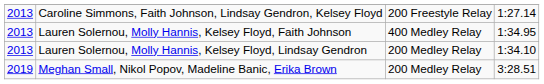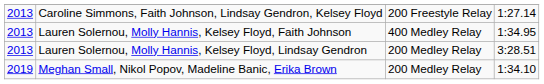(517, 50) 1:34.10 -> (517, 50) 3:28.51
(517, 69) 3:28.51 -> (517, 69) 1:34.10
